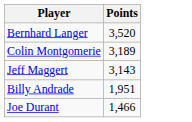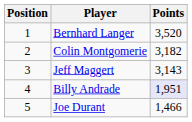+ column: (27, 13)
(122, 51) 3,189 -> (168, 51) 3,182
(122, 88) no background -> (168, 88) lavender background
